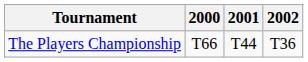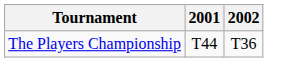- column: (204, 17)
